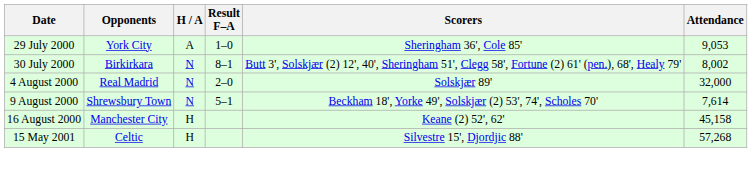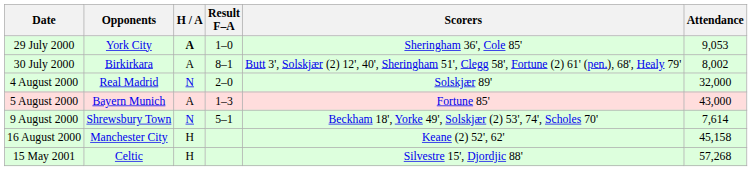(190, 45) normal -> (190, 45) bold
(190, 63) N -> (190, 63) A
+ row: (44, 100)
